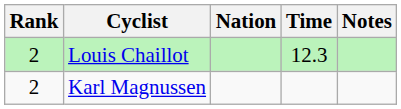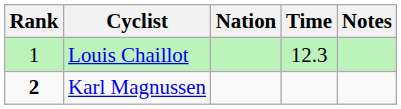(34, 54) 2 -> (34, 54) 1
(34, 87) normal -> (34, 87) bold
